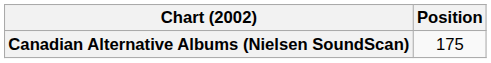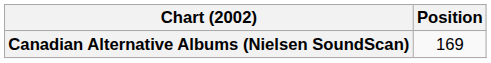(450, 44) 175 -> (450, 44) 169
